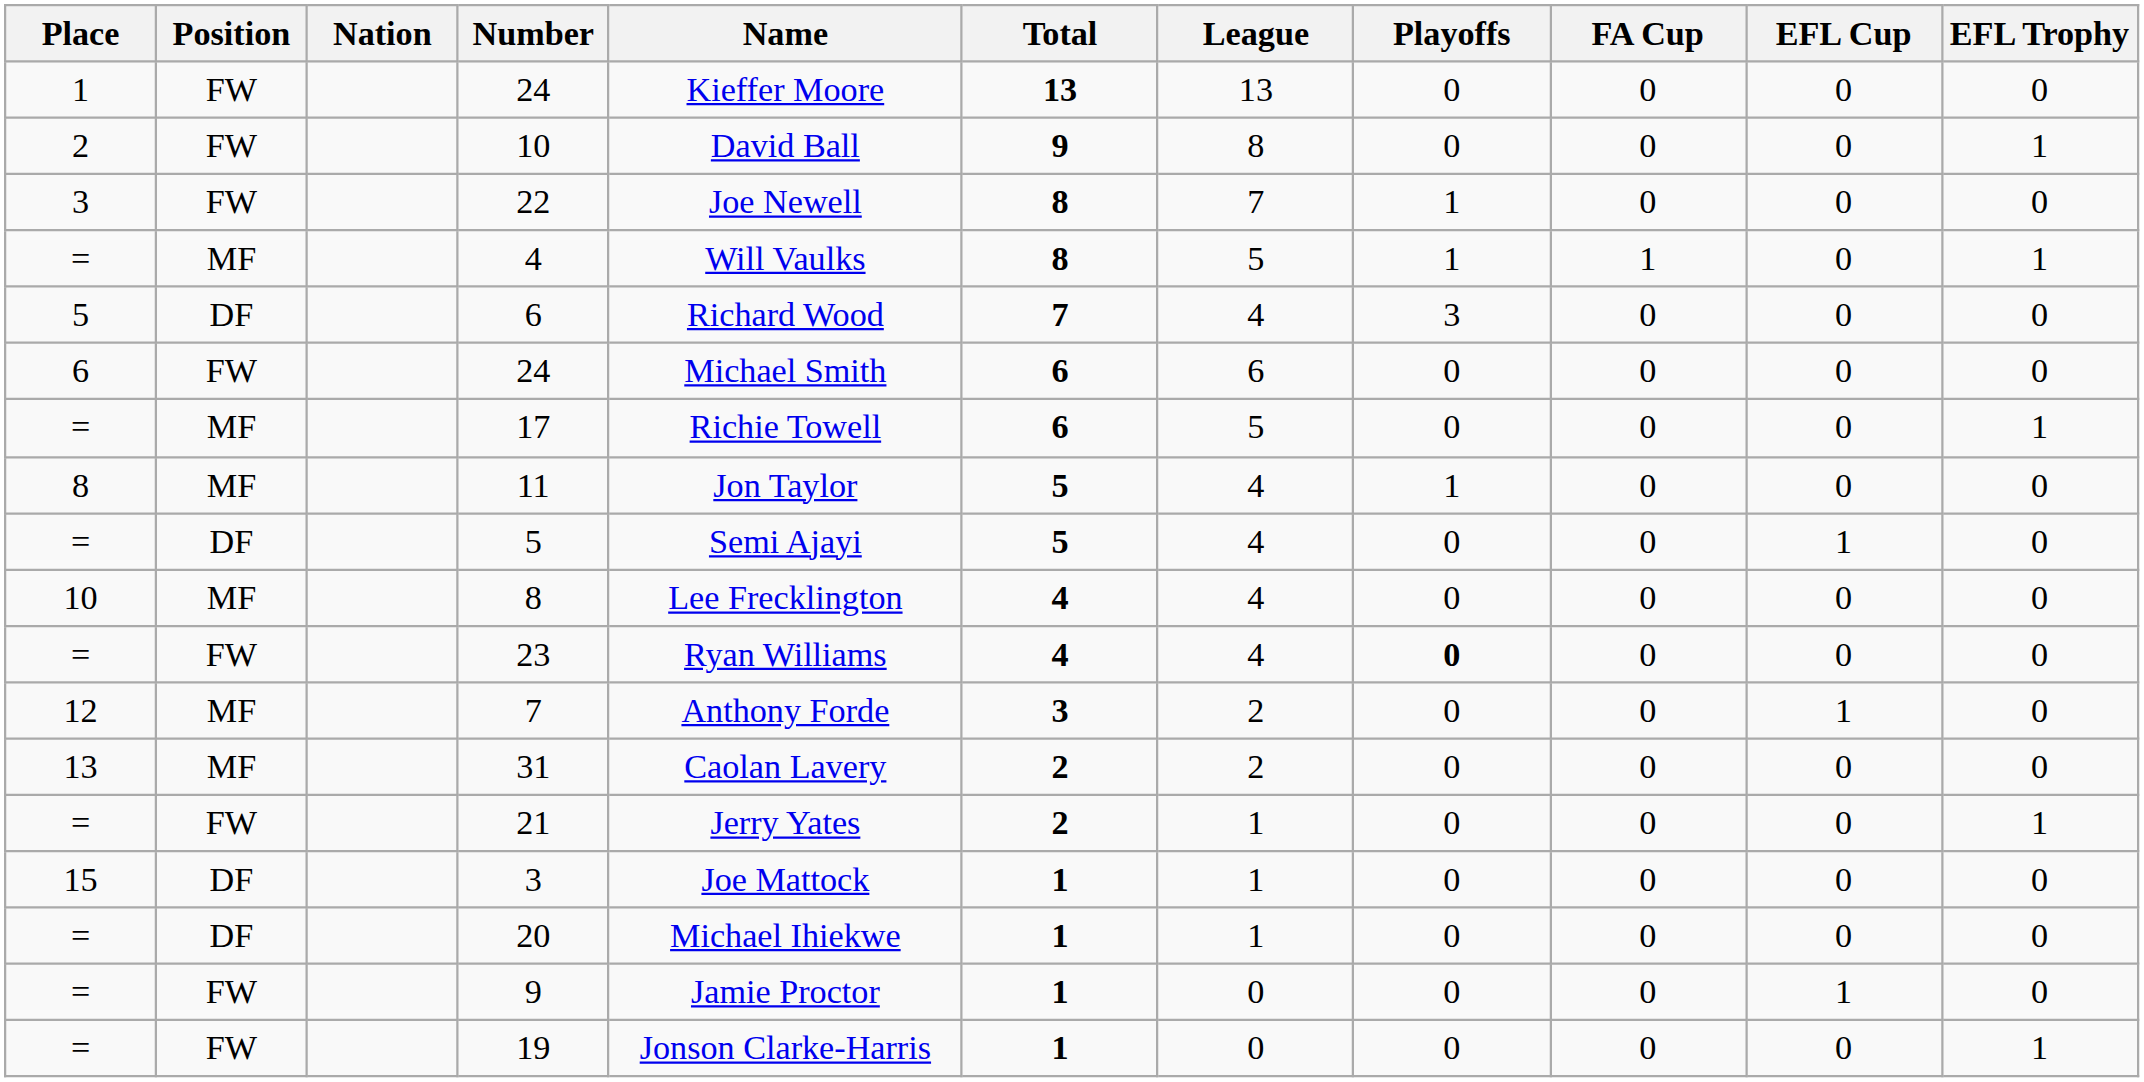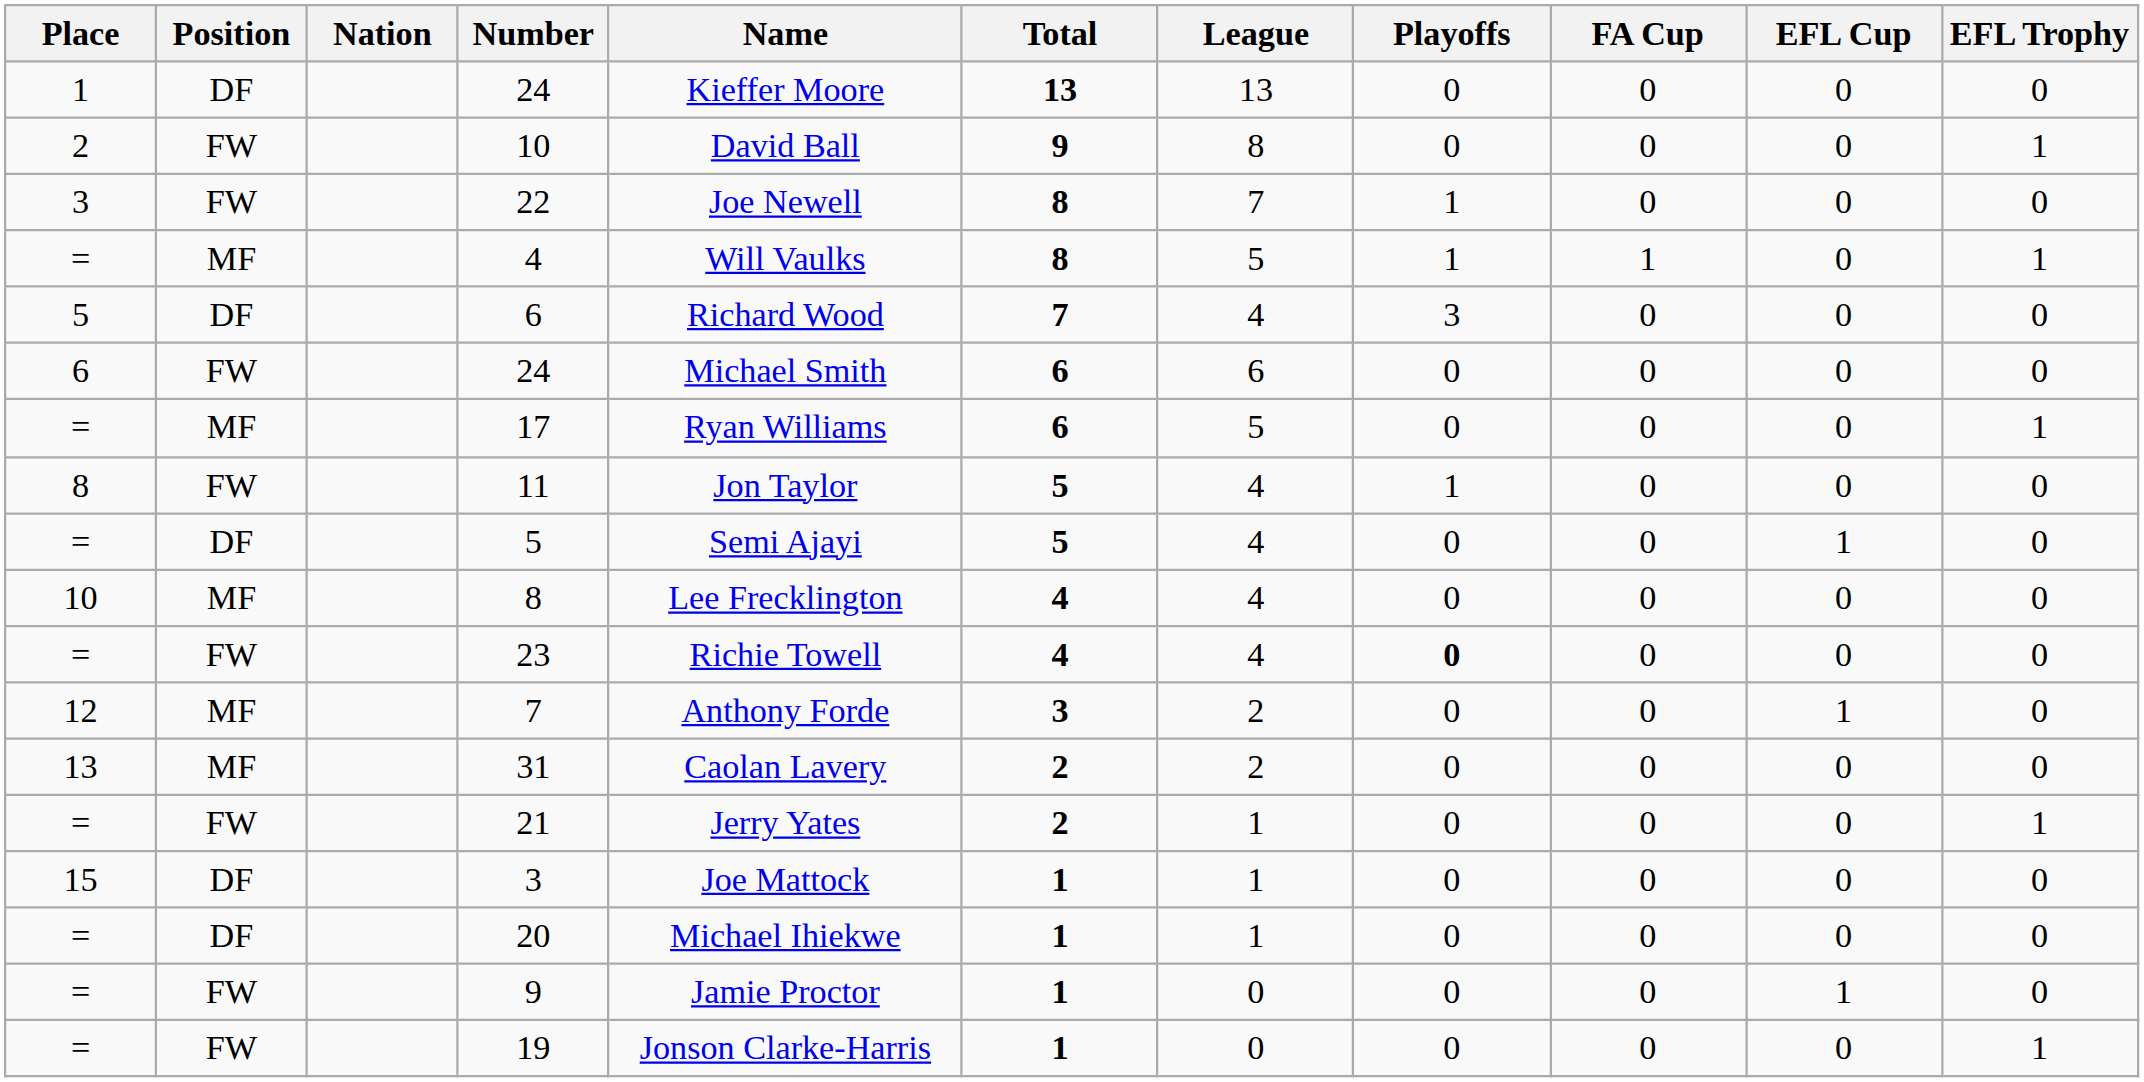(231, 89) FW -> (231, 89) DF
(785, 427) Richie Towell -> (785, 427) Ryan Williams
(231, 484) MF -> (231, 484) FW
(785, 653) Ryan Williams -> (785, 653) Richie Towell
